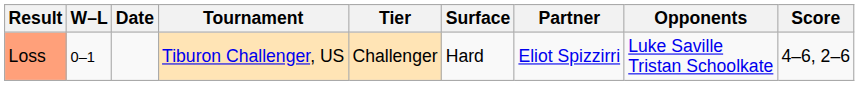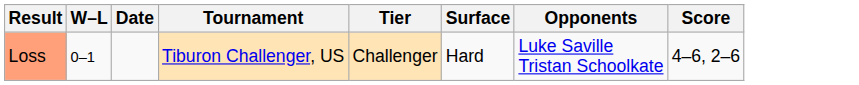- column: (569, 18)
